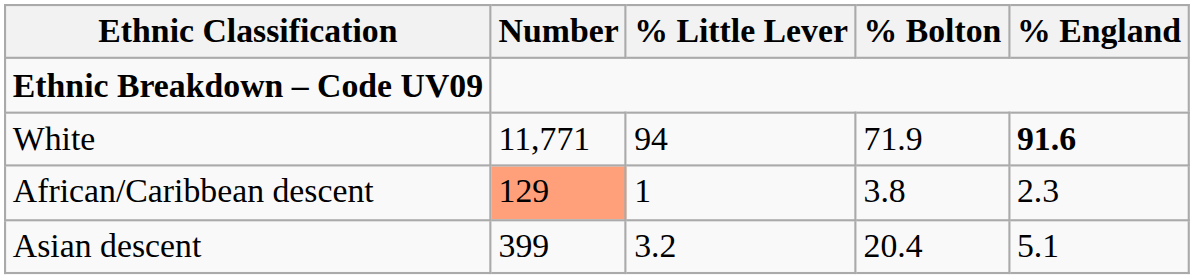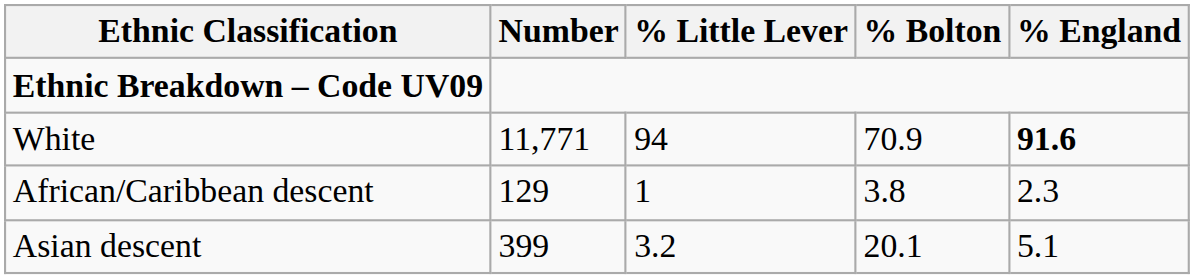(893, 138) 71.9 -> (893, 138) 70.9
(524, 191) lightsalmon background -> (524, 191) no background
(893, 245) 20.4 -> (893, 245) 20.1
